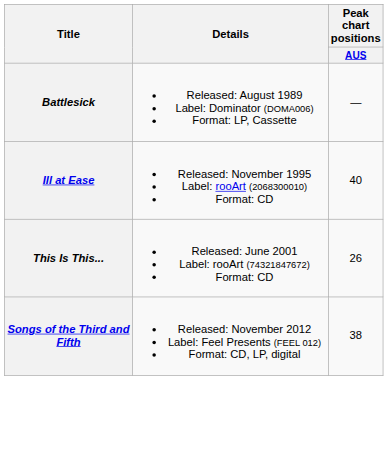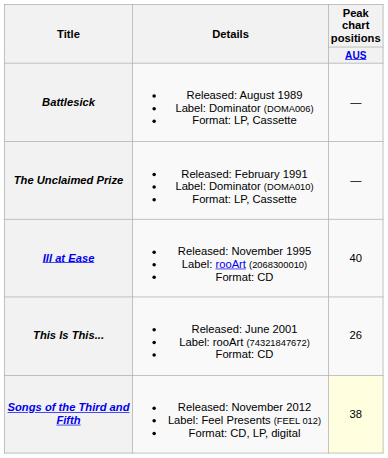+ row: (69, 180)
(356, 336) no background -> (356, 414) lightyellow background
